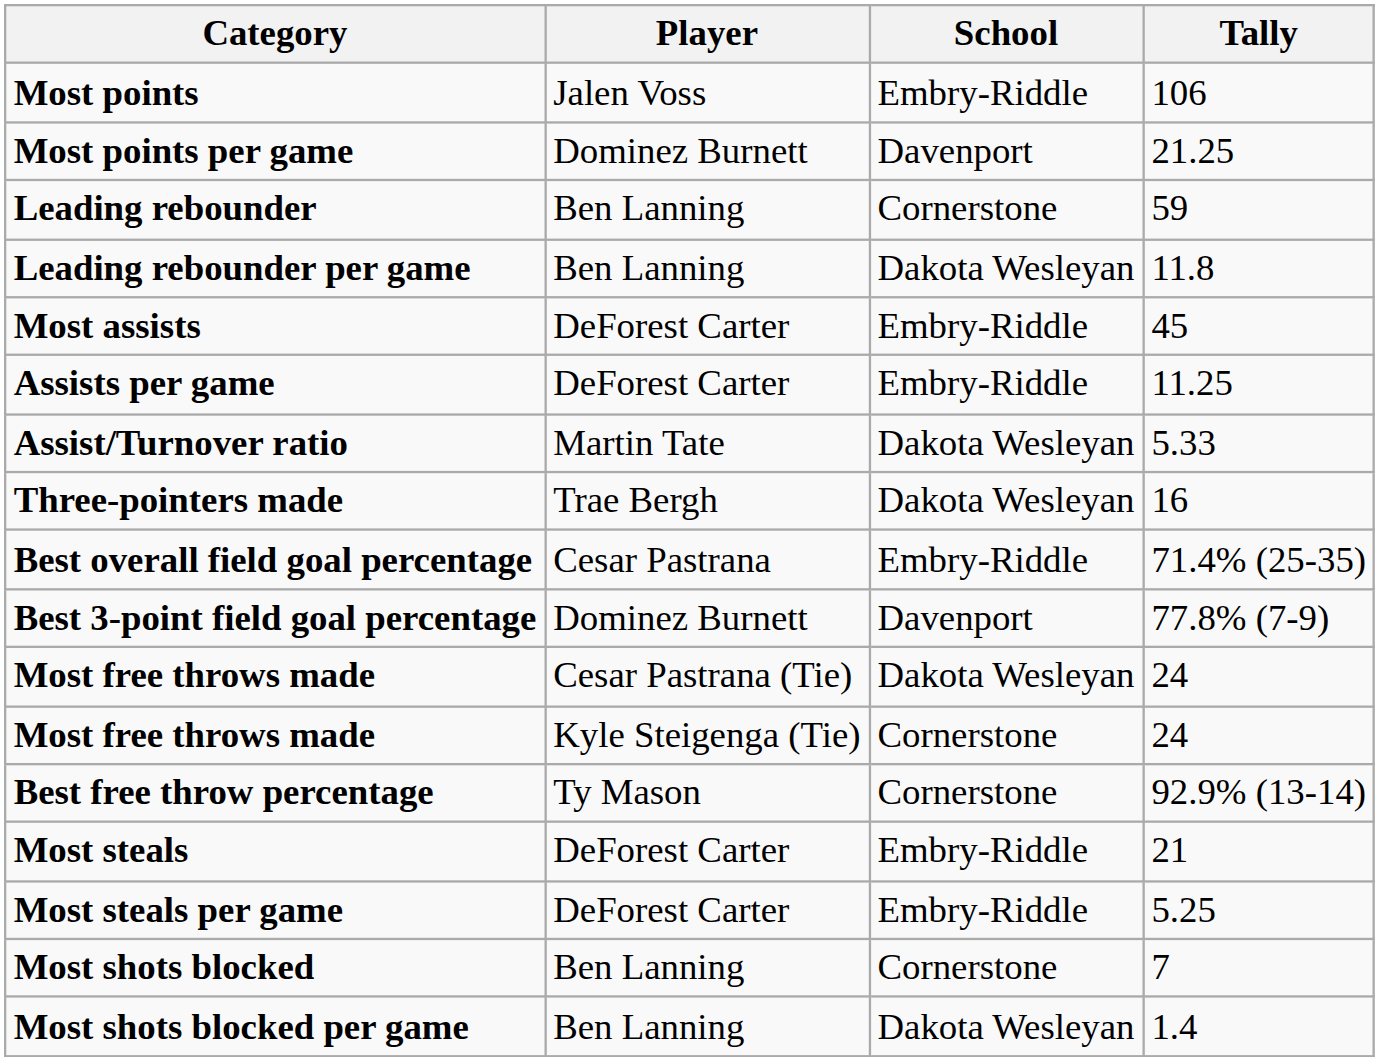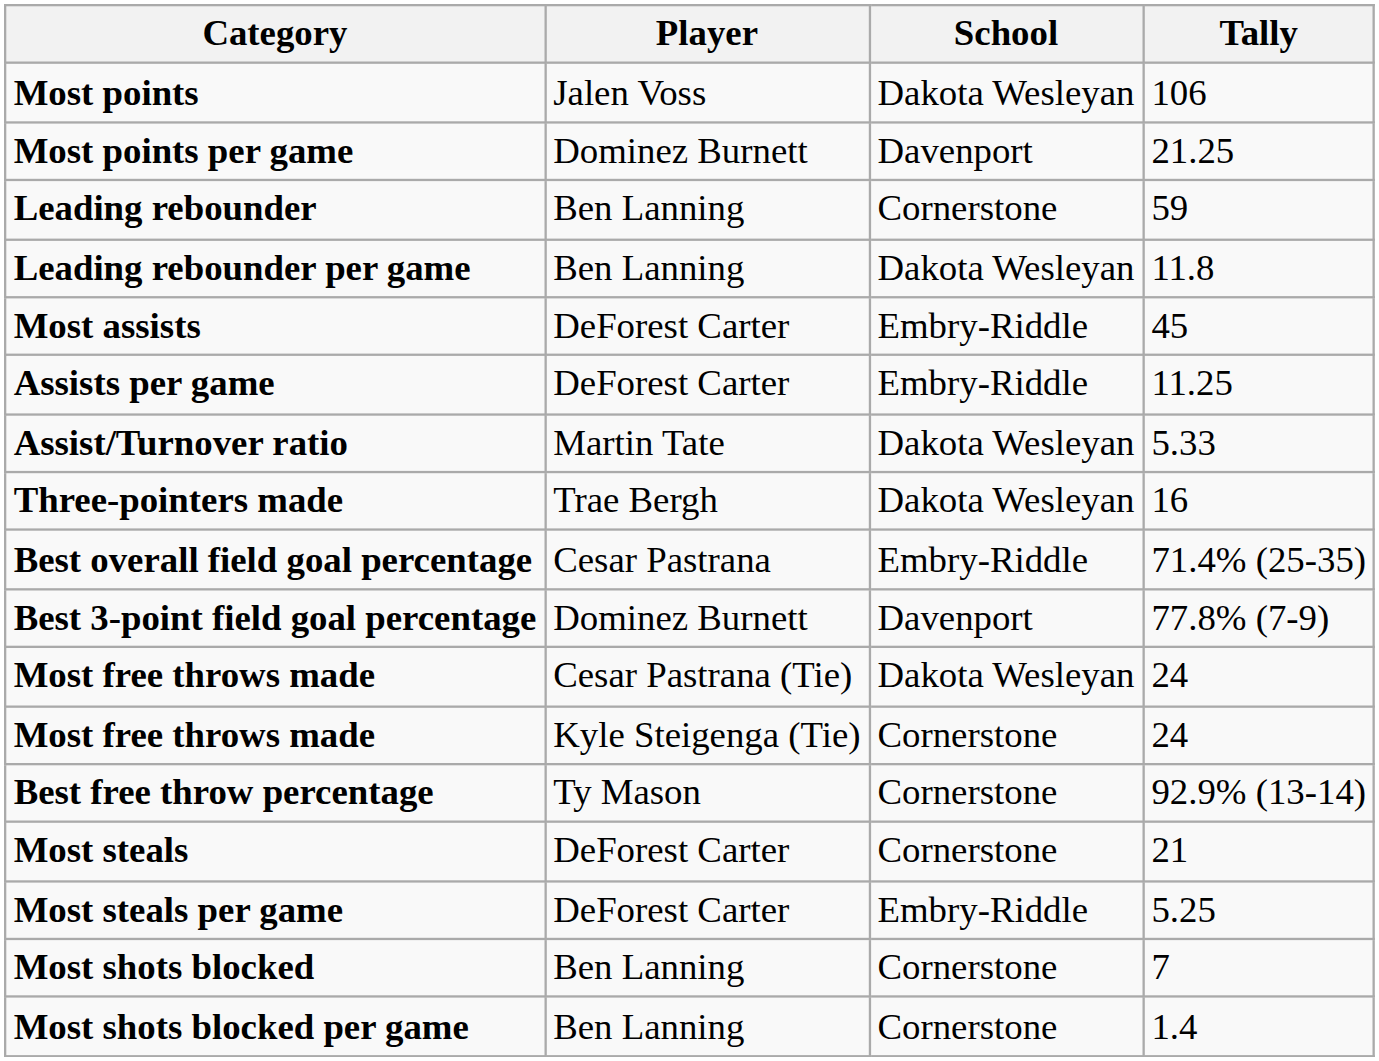(983, 92) Embry-Riddle -> (1006, 92) Dakota Wesleyan
(983, 850) Embry-Riddle -> (967, 850) Cornerstone
(1006, 1025) Dakota Wesleyan -> (967, 1025) Cornerstone
